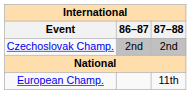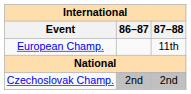rows swapped: (60, 81) <-> (60, 47)
